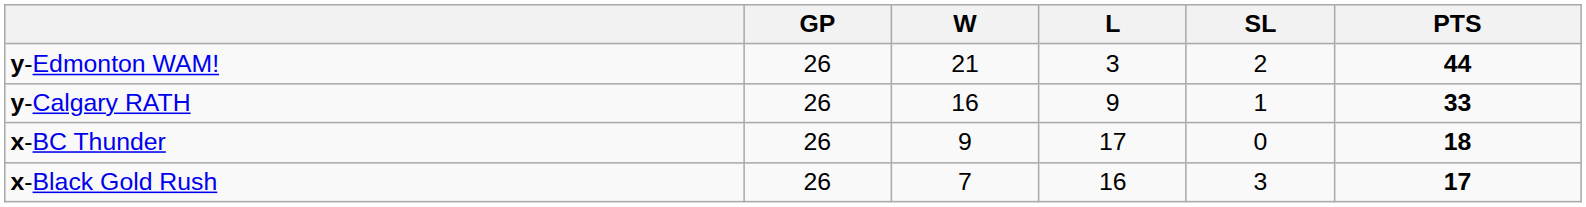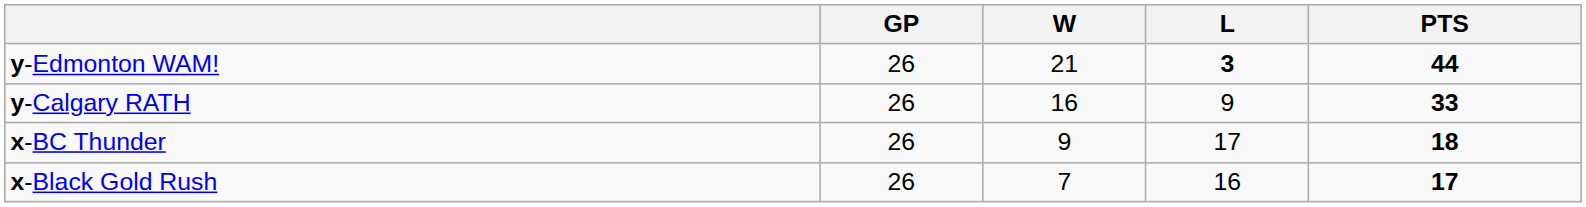- column: (1260, 24)
(1113, 63) normal -> (1227, 63) bold
